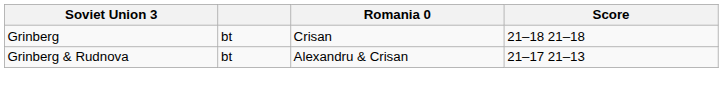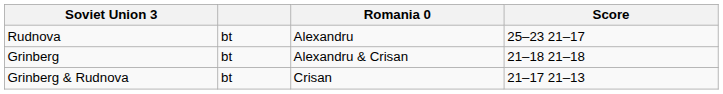+ row: (34, 36)
(313, 36) Crisan -> (351, 57) Alexandru & Crisan
(351, 57) Alexandru & Crisan -> (313, 78) Crisan
